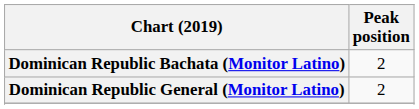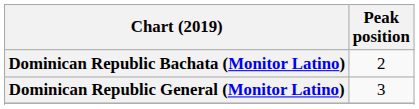(381, 90) 2 -> (381, 90) 3
